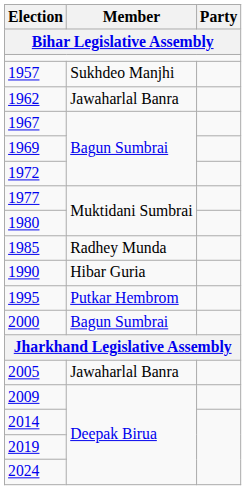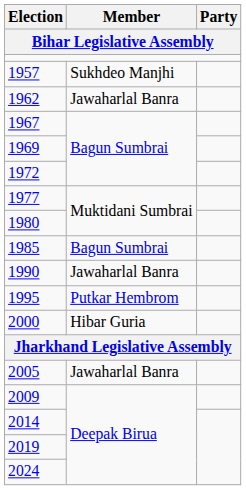(118, 247) Radhey Munda -> (119, 247) Bagun Sumbrai
(108, 272) Hibar Guria -> (124, 272) Jawaharlal Banra
(119, 322) Bagun Sumbrai -> (108, 322) Hibar Guria
